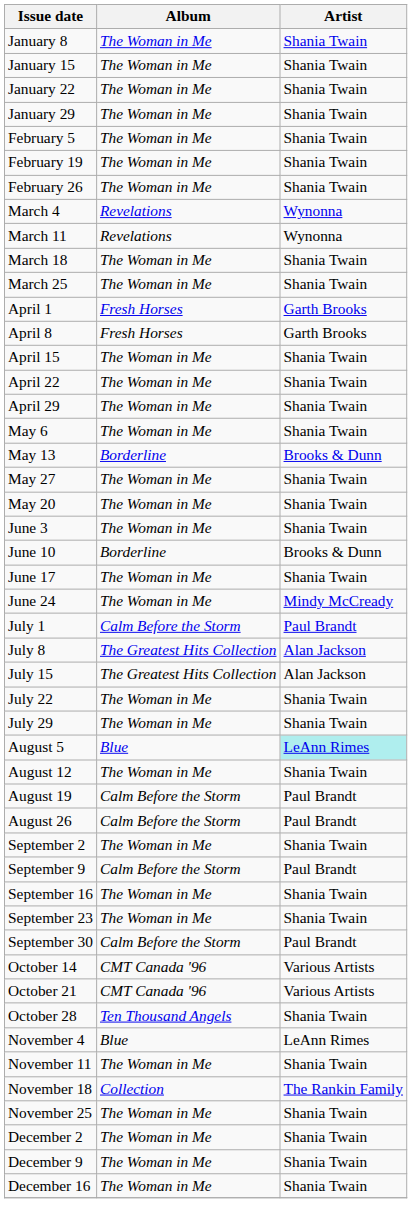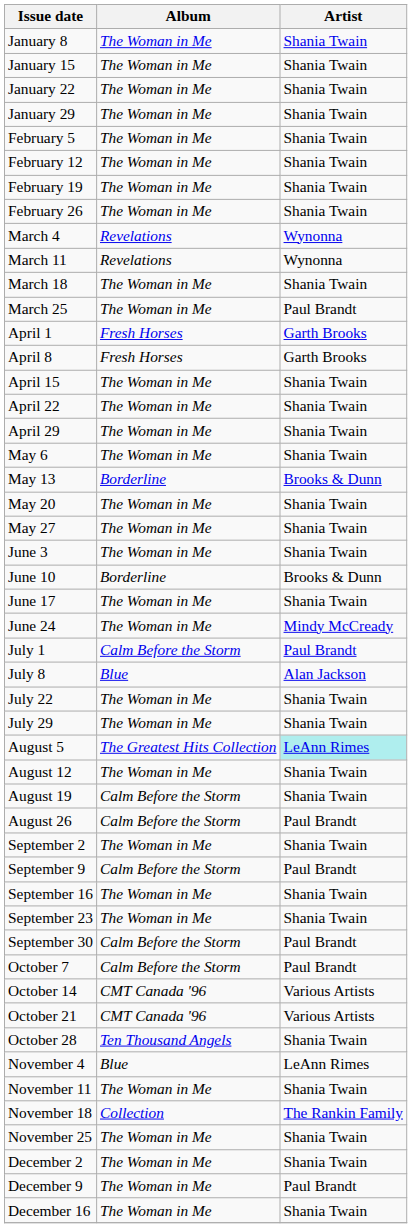+ row: (45, 162)
(325, 284) Shania Twain -> (320, 308) Paul Brandt
rows swapped: (32, 503) <-> (32, 479)
(188, 650) The Greatest Hits Collection -> (114, 674) Blue
- row: (30, 674)
(114, 747) Blue -> (188, 747) The Greatest Hits Collection
(320, 796) Paul Brandt -> (325, 796) Shania Twain
+ row: (39, 966)
(325, 1161) Shania Twain -> (320, 1185) Paul Brandt
